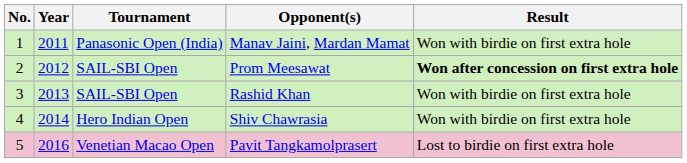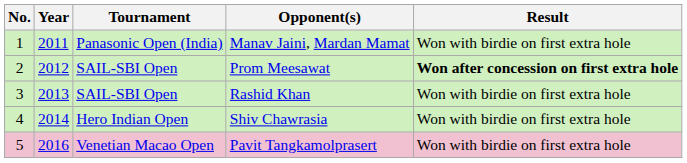(515, 145) Lost to birdie on first extra hole -> (524, 145) Won with birdie on first extra hole
